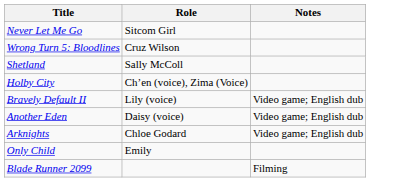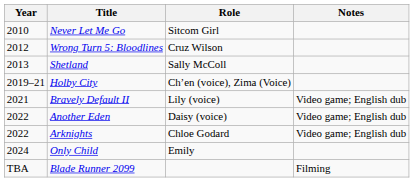+ column: (26, 13)
